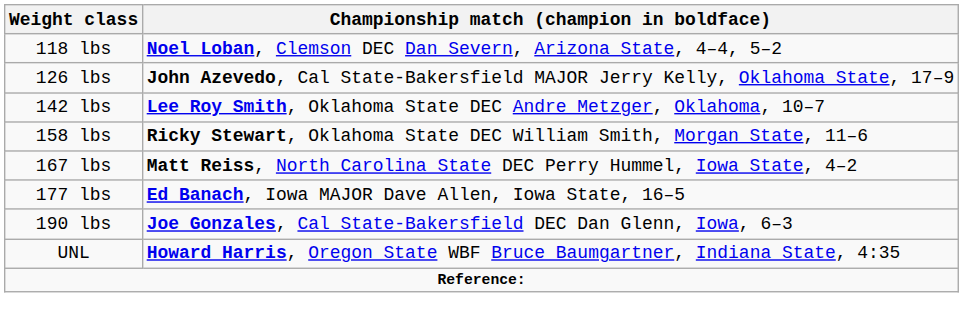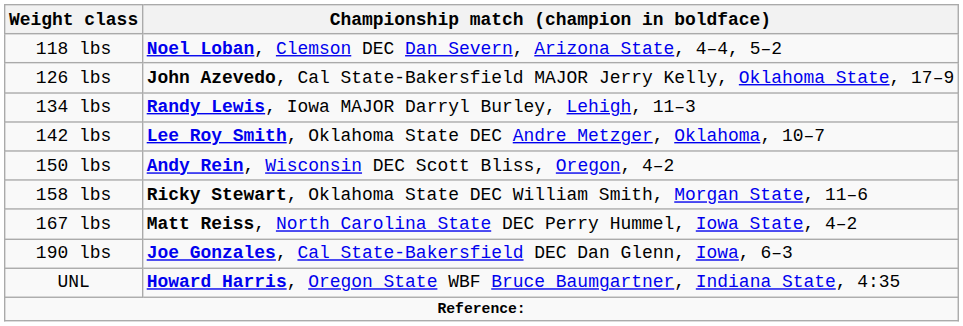+ row: (74, 107)
+ row: (74, 166)
- row: (74, 195)
